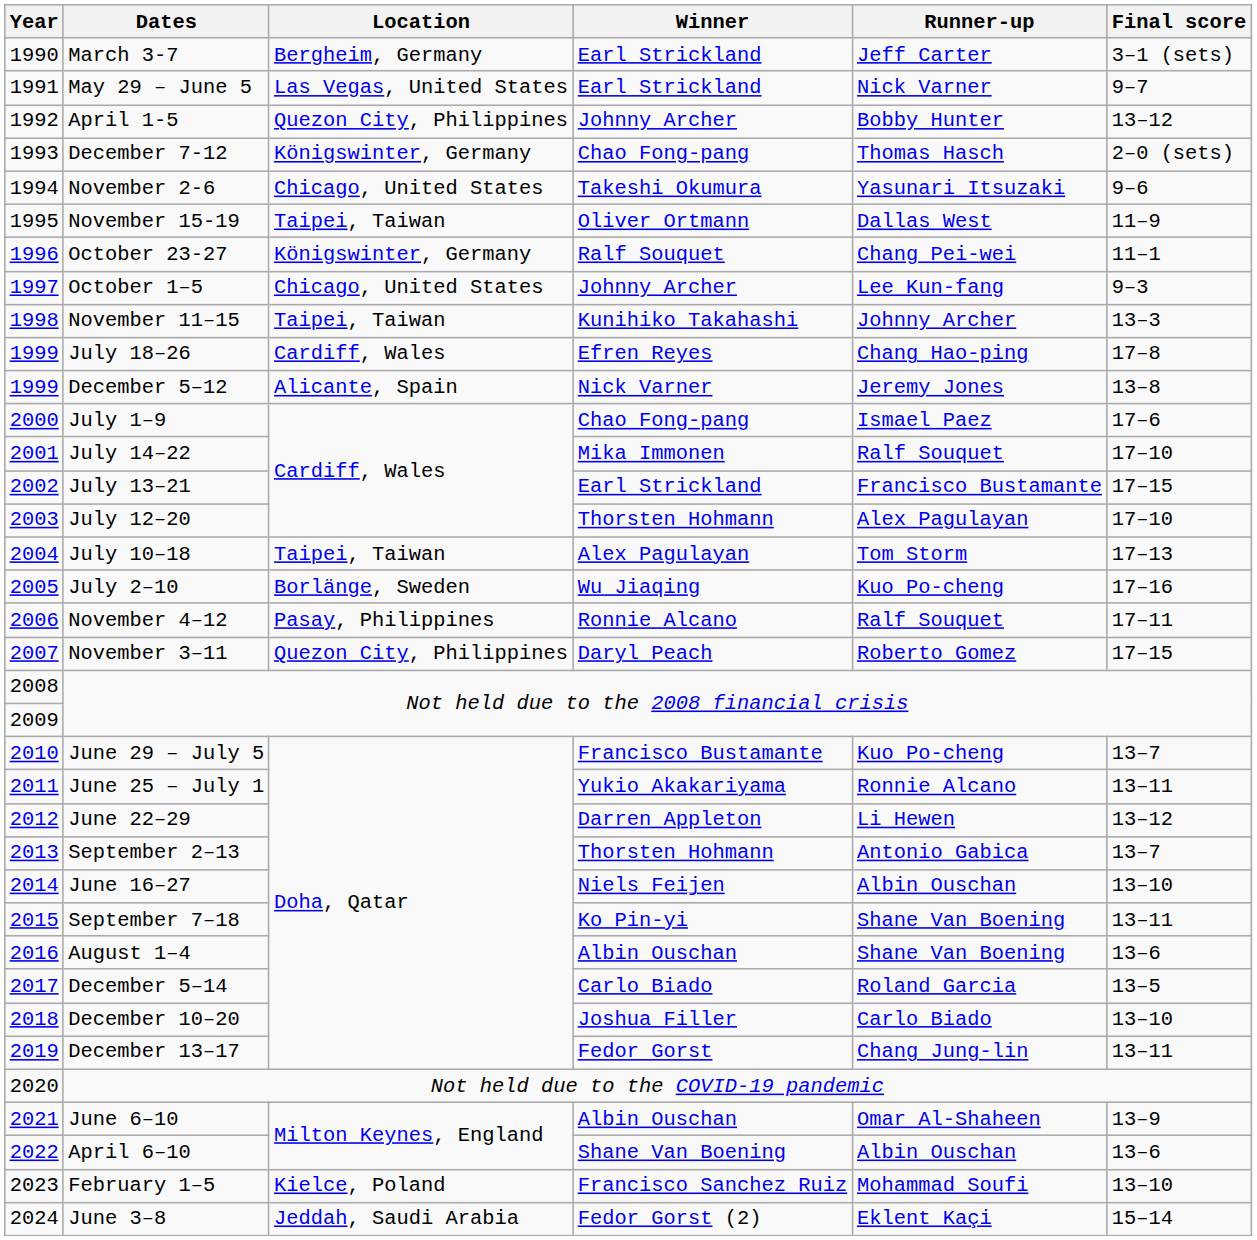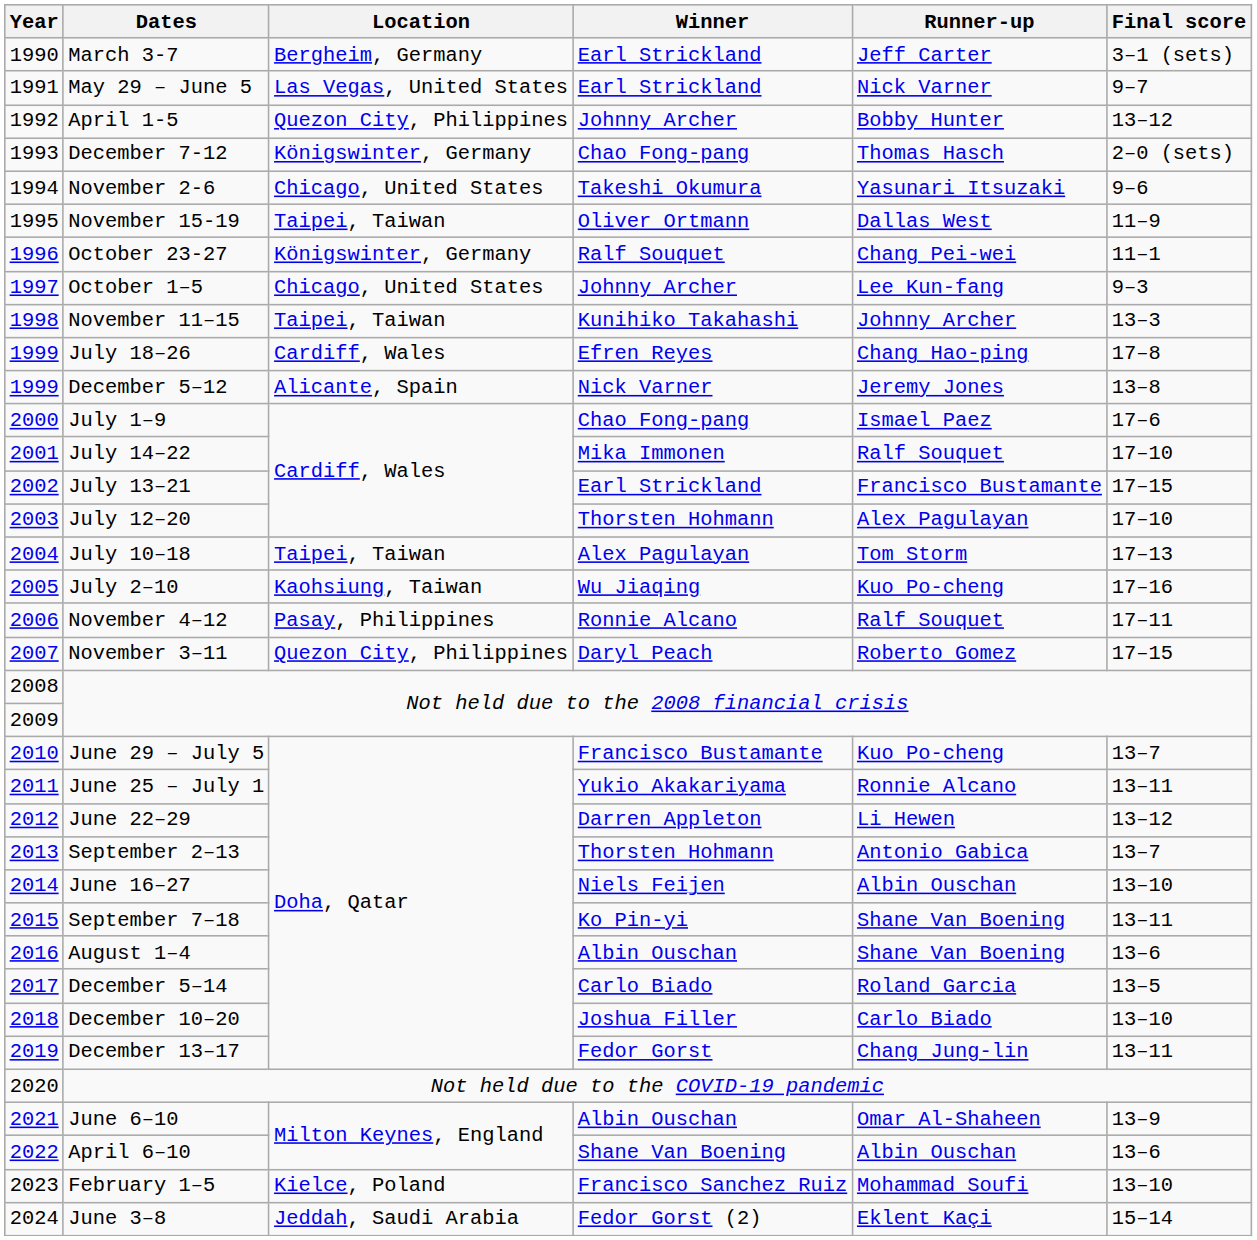(372, 587) Borlänge, Sweden -> (378, 587) Kaohsiung, Taiwan
